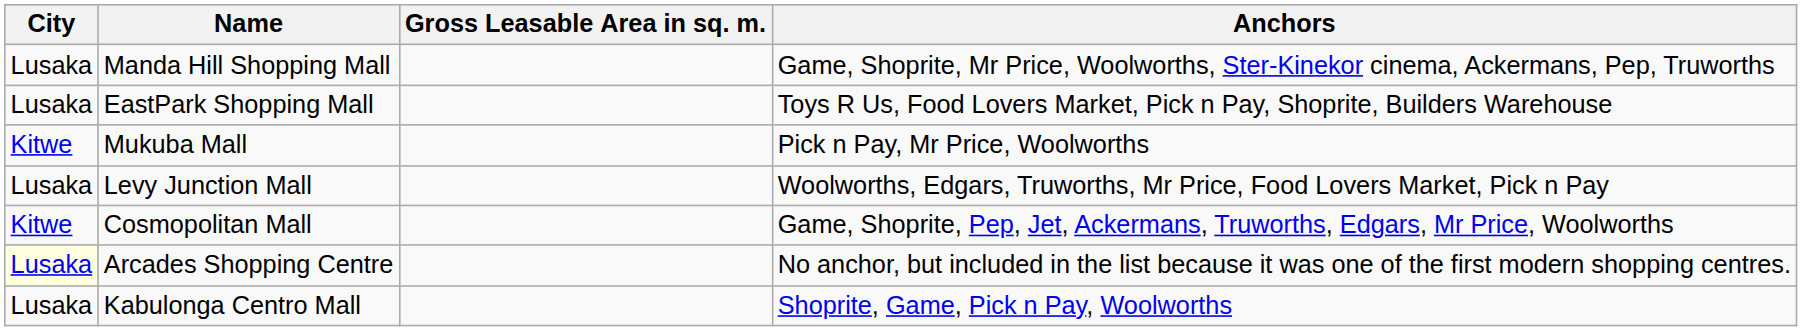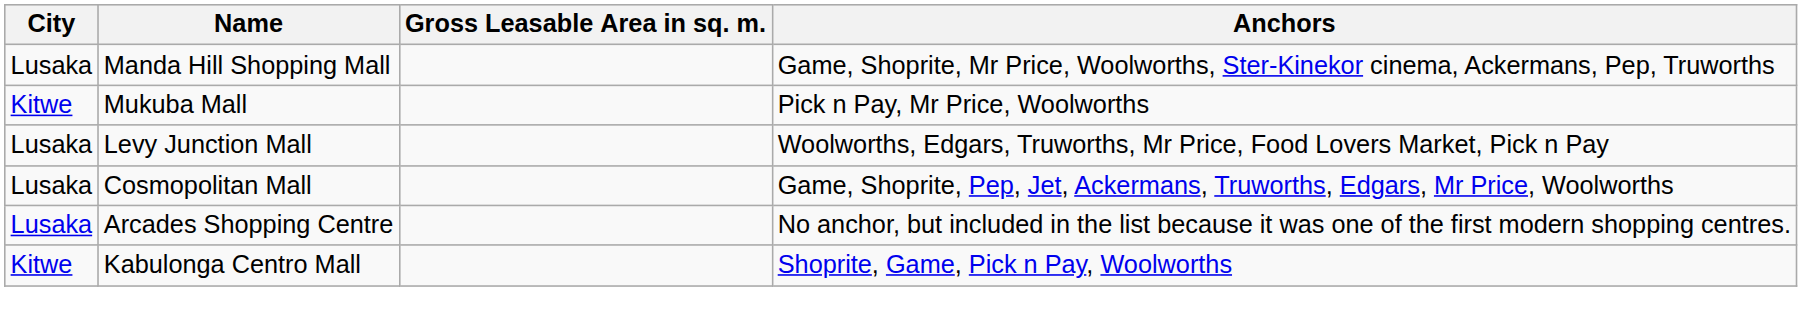- row: (239, 104)
(42, 225) Kitwe -> (51, 184) Lusaka
(51, 265) lightyellow background -> (51, 225) no background
(51, 305) Lusaka -> (42, 265) Kitwe
